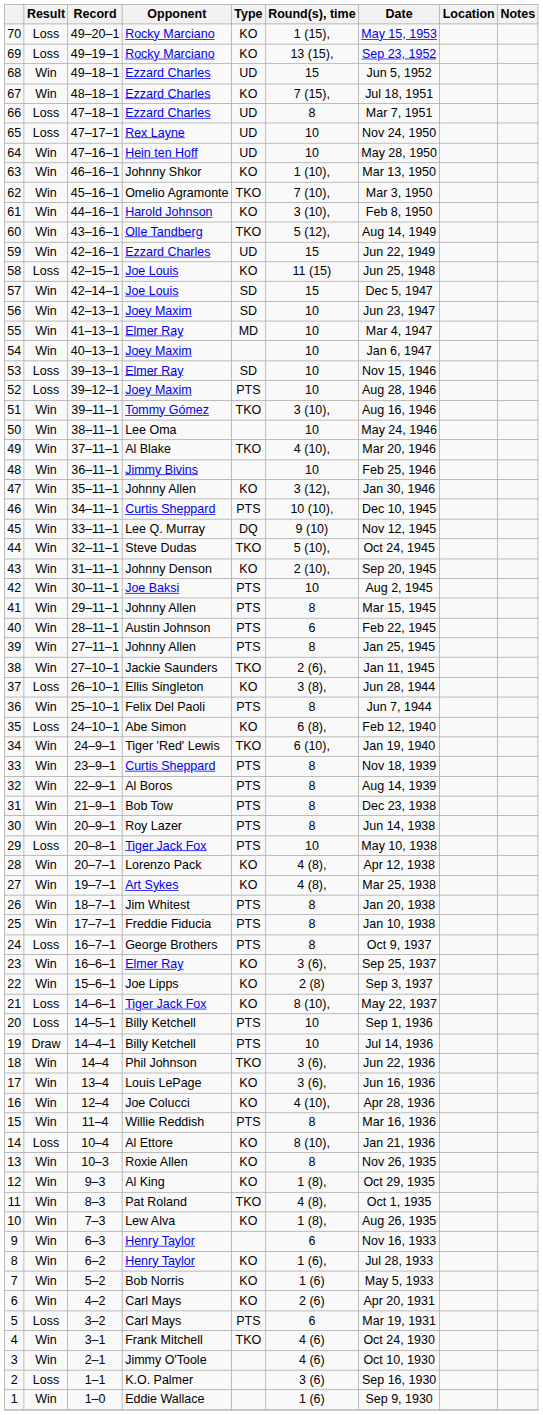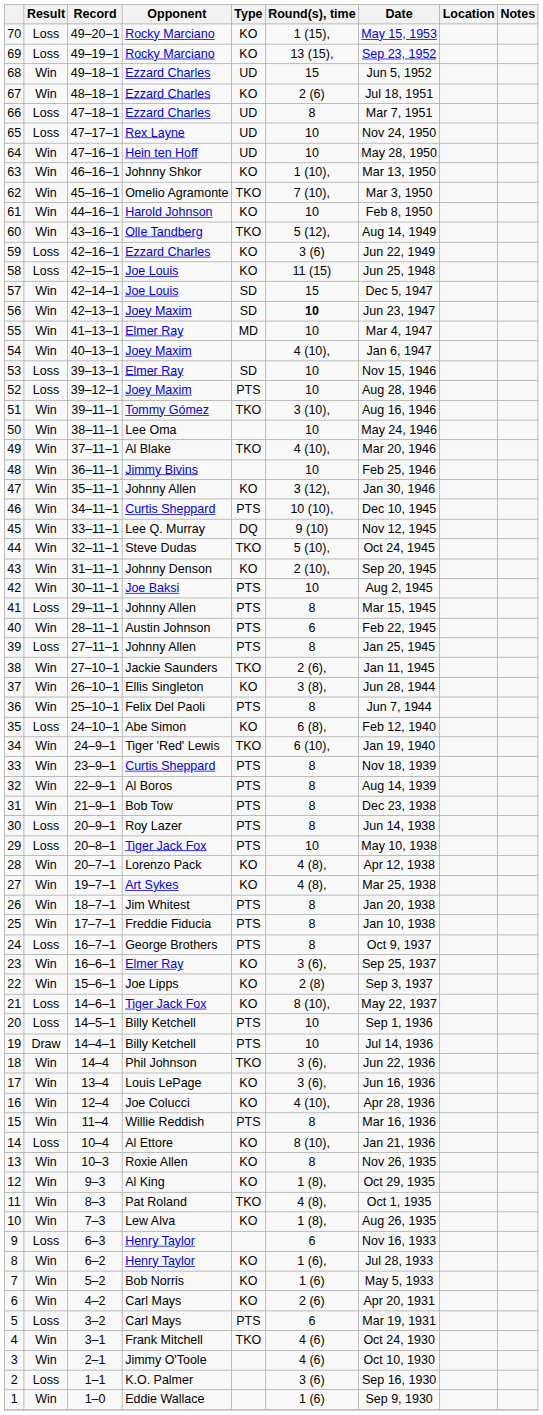(312, 93) 7 (15), -> (312, 93) 2 (6)
(312, 212) 3 (10), -> (312, 212) 10
(46, 251) Win -> (46, 251) Loss
(248, 251) UD -> (248, 251) KO
(312, 251) 15 -> (312, 251) 3 (6)
(312, 311) normal -> (312, 311) bold
(312, 350) 10 -> (312, 350) 4 (10),
(46, 608) Win -> (46, 608) Loss
(46, 647) Win -> (46, 647) Loss
(46, 687) Loss -> (46, 687) Win
(46, 825) Win -> (46, 825) Loss
(46, 1241) Win -> (46, 1241) Loss
